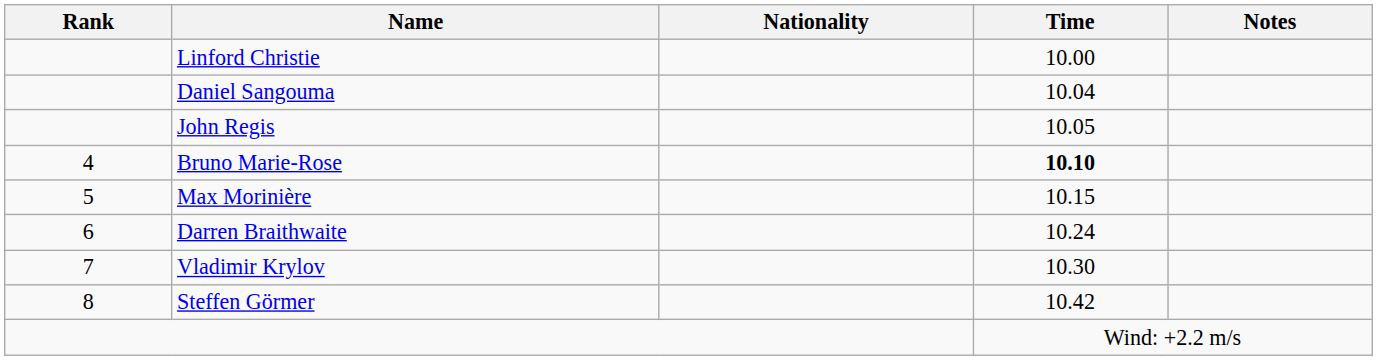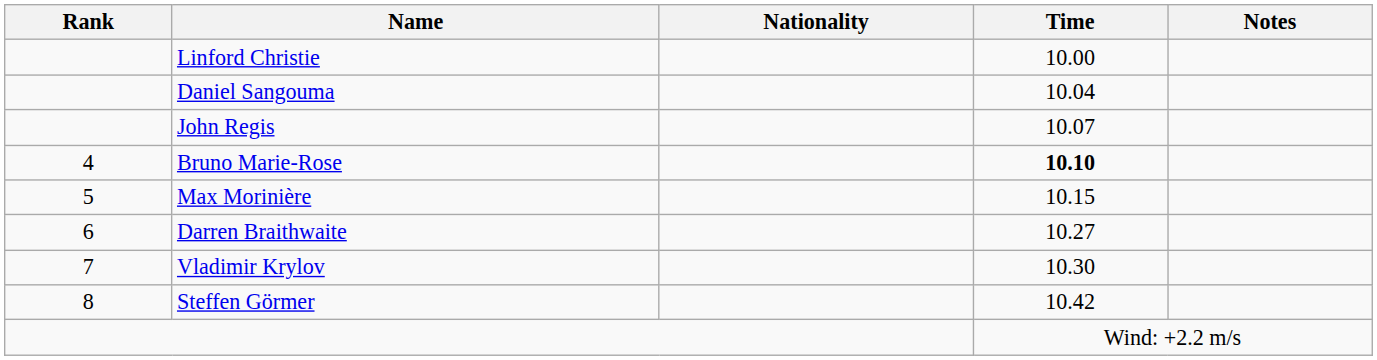(1070, 127) 10.05 -> (1070, 127) 10.07
(1070, 232) 10.24 -> (1070, 232) 10.27
